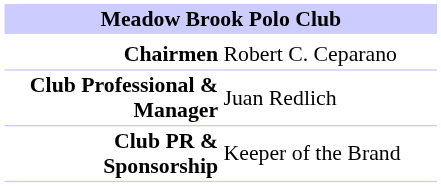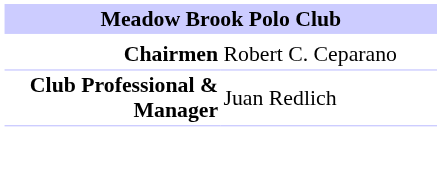- row: (161, 153)
